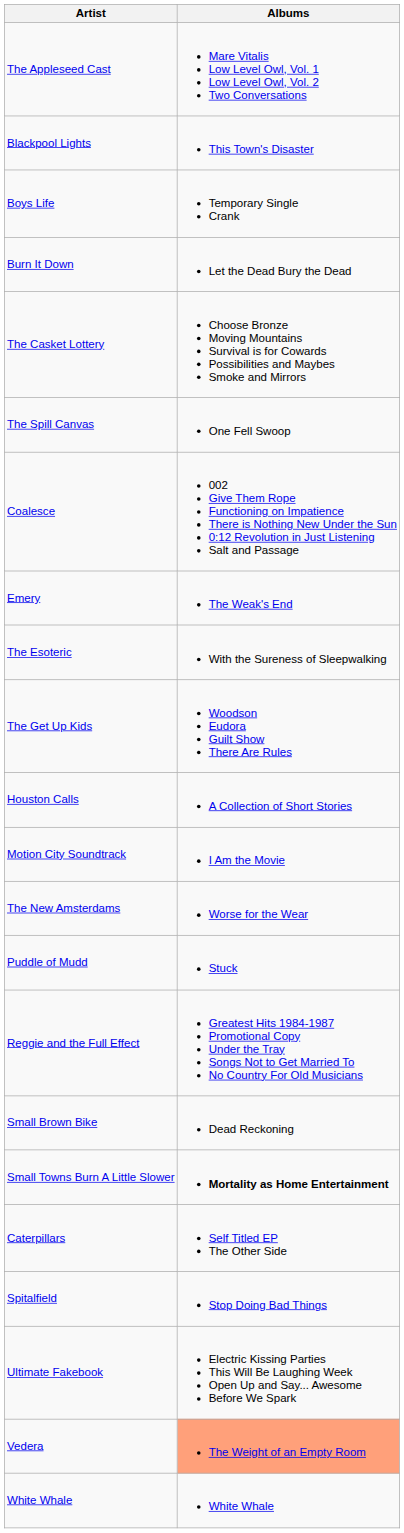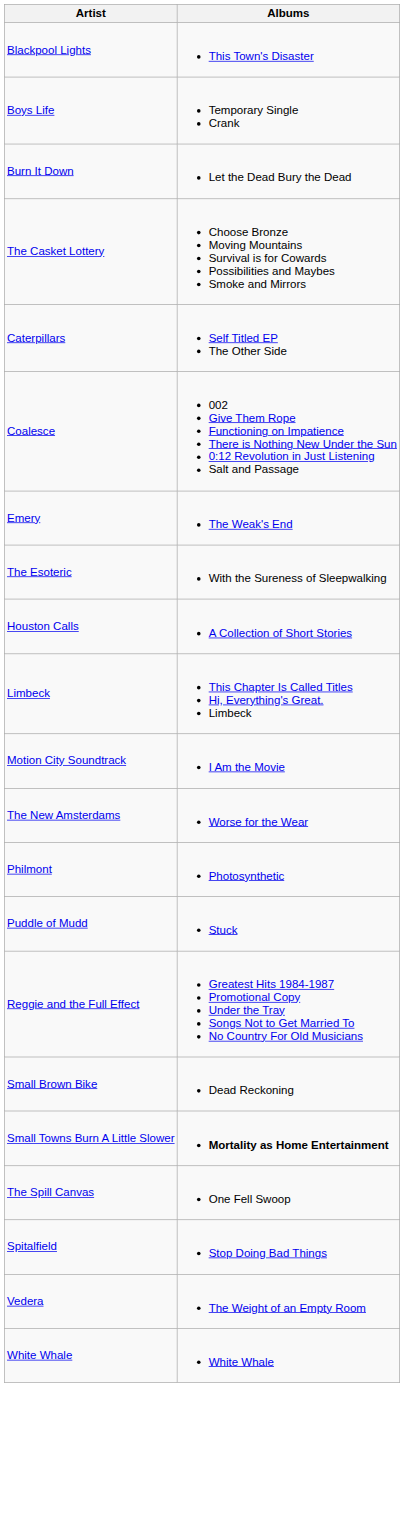- row: (59, 69)
rows swapped: (36, 1238) <-> (51, 424)
- row: (50, 726)
+ row: (28, 693)
+ row: (29, 869)
- row: (55, 1372)
(288, 1453) lightsalmon background -> (288, 1308) no background
